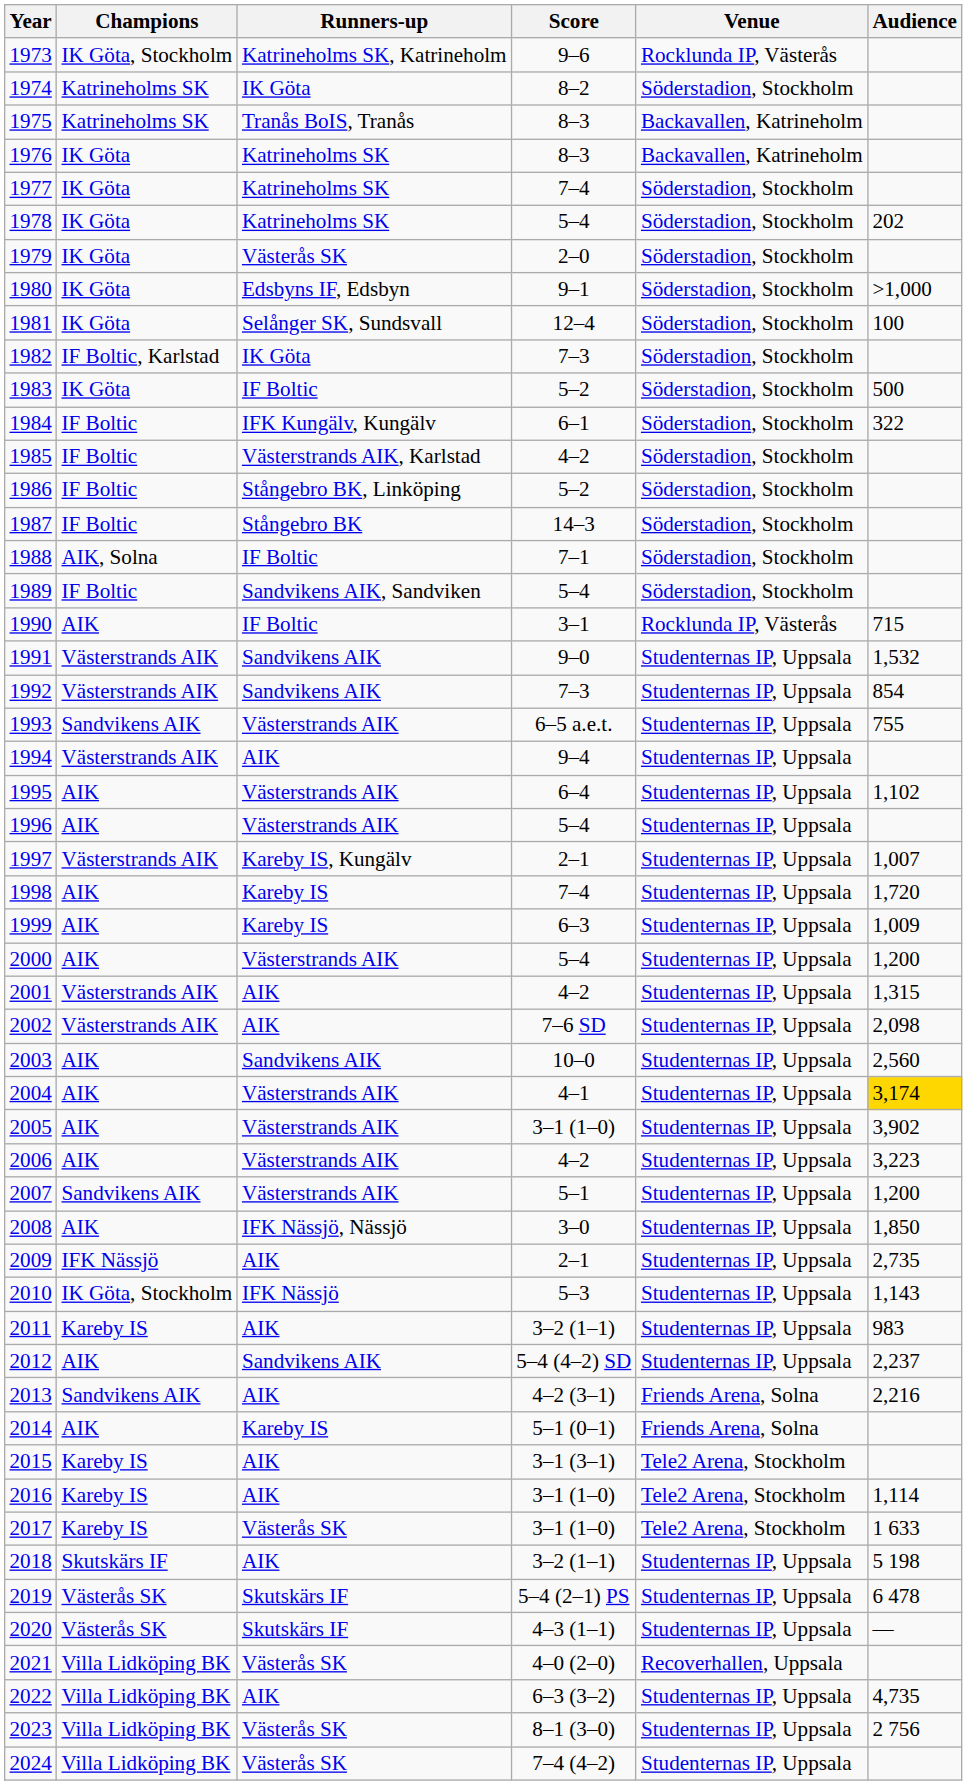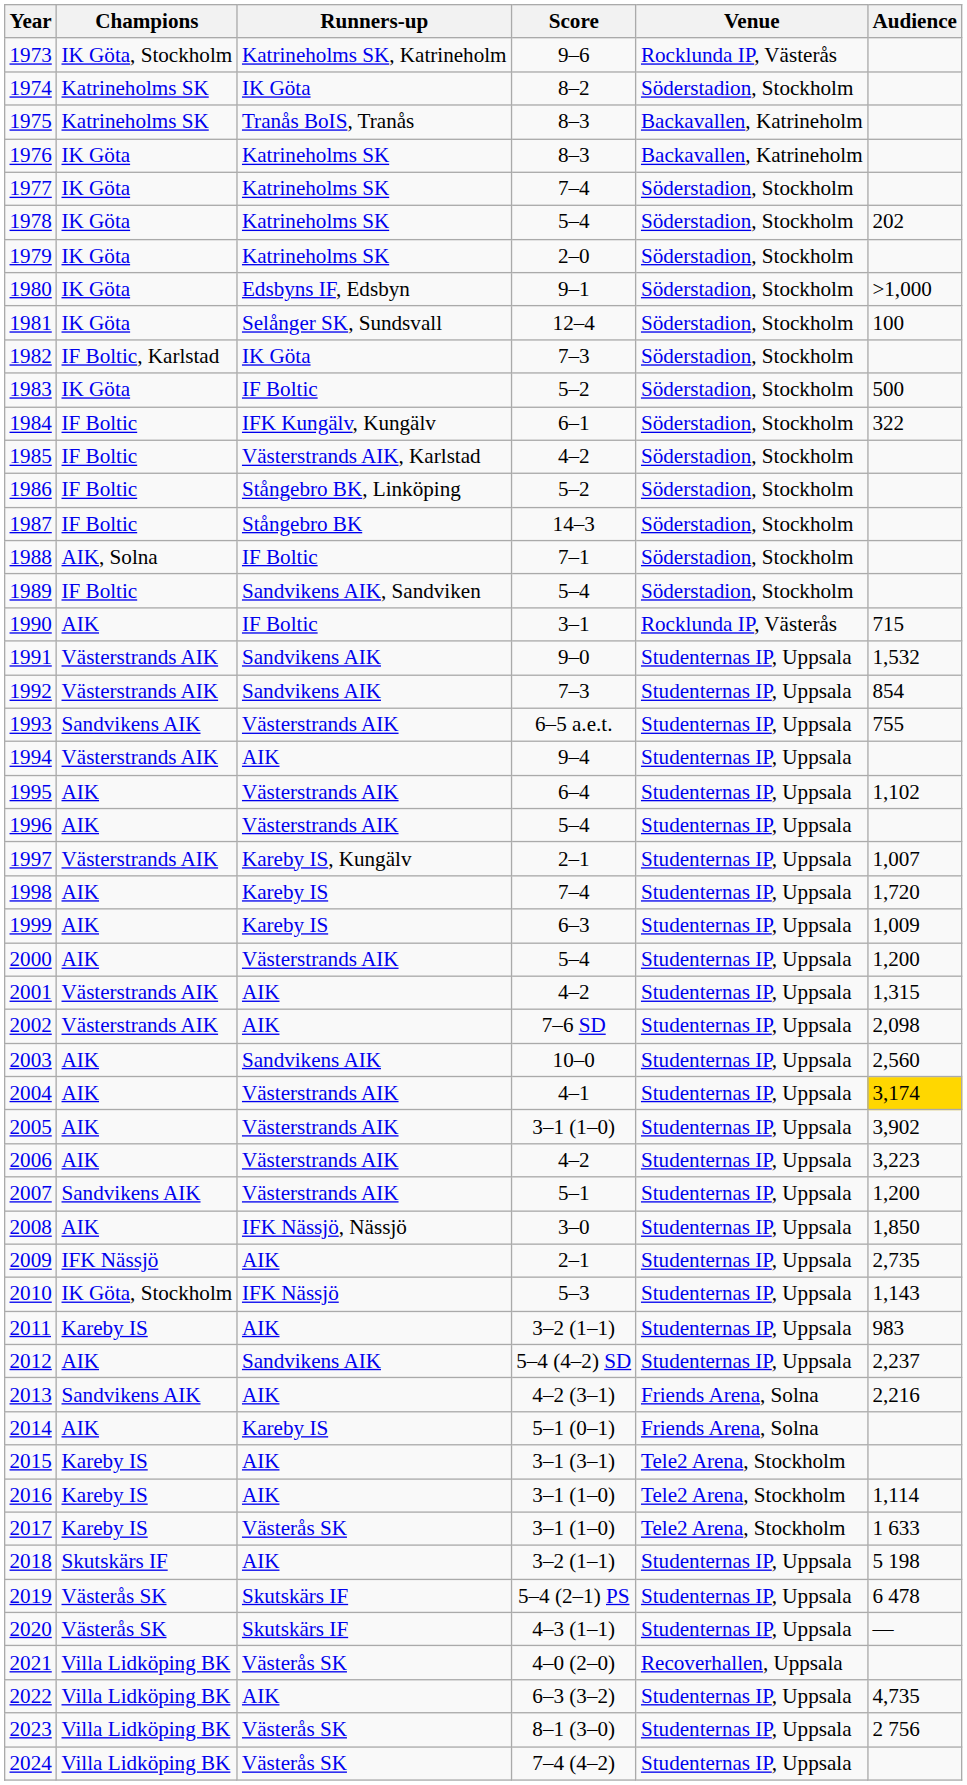(294, 255) Västerås SK -> (316, 255) Katrineholms SK
